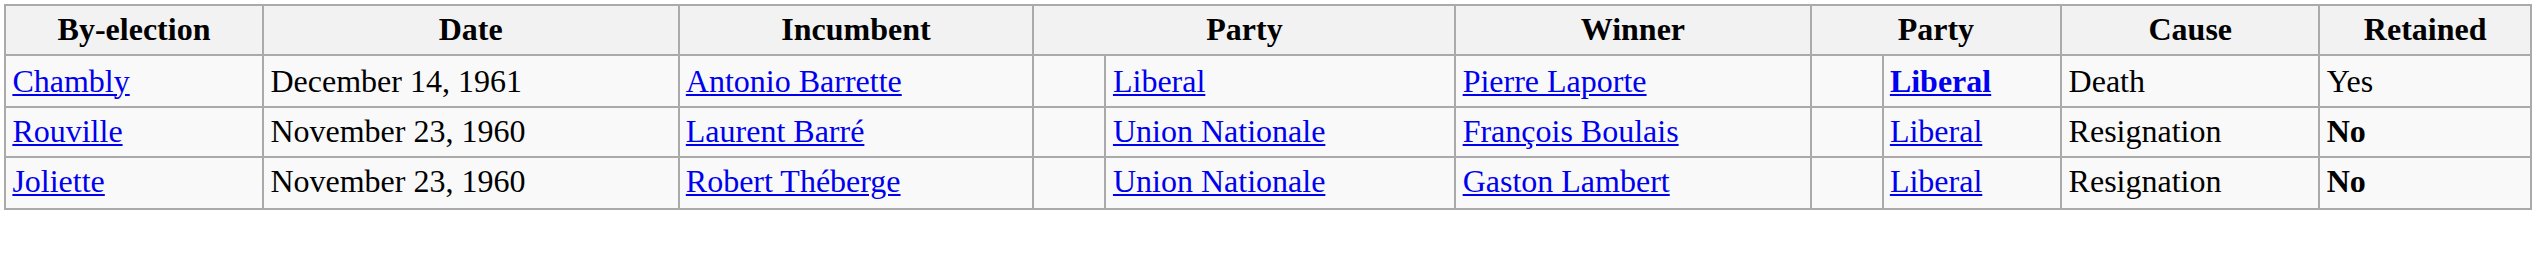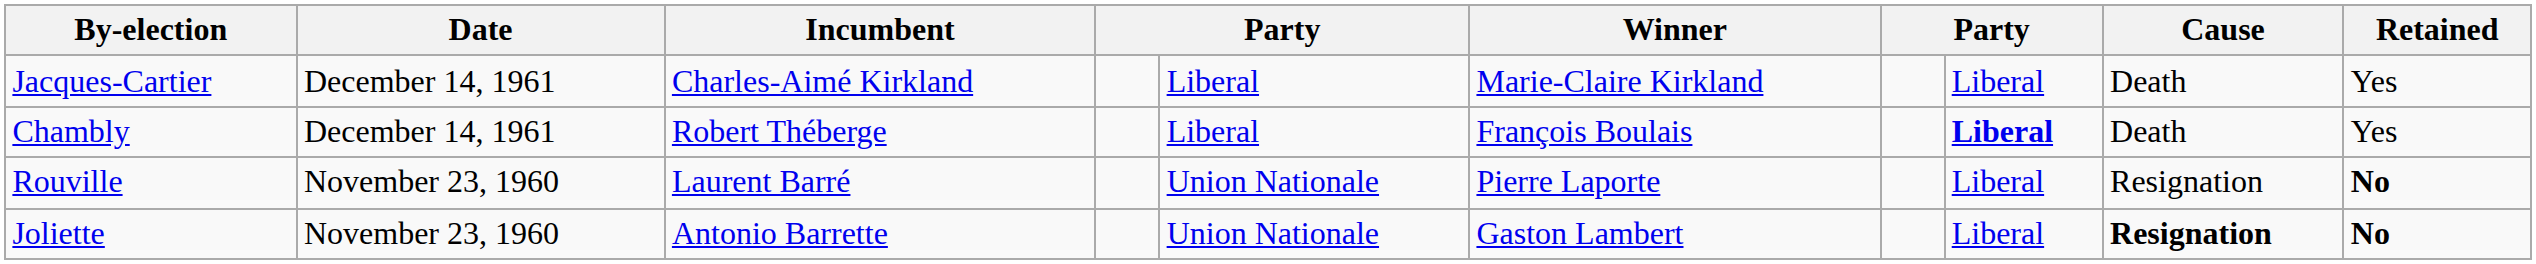+ row: (112, 80)
(794, 80) Antonio Barrette -> (779, 131) Robert Théberge
(1555, 80) Pierre Laporte -> (1584, 131) François Boulais
(1571, 131) François Boulais -> (1568, 182) Pierre Laporte
(793, 182) Robert Théberge -> (780, 232) Antonio Barrette
(2145, 182) normal -> (2191, 232) bold
